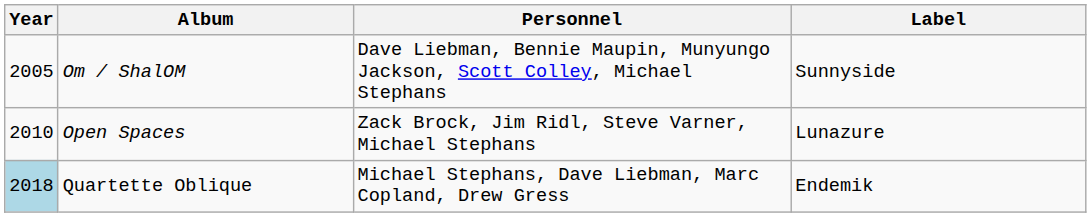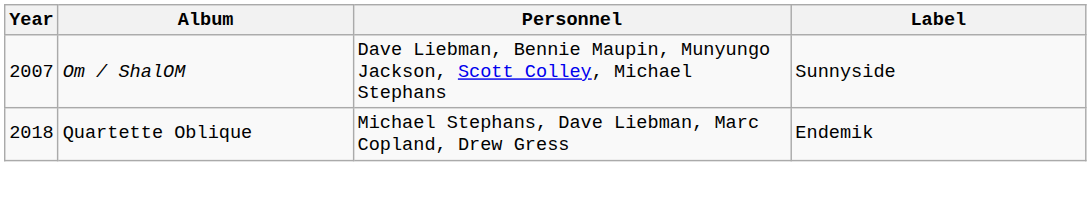(31, 72) 2005 -> (31, 72) 2007
- row: (124, 134)
(31, 186) lightblue background -> (31, 134) no background
